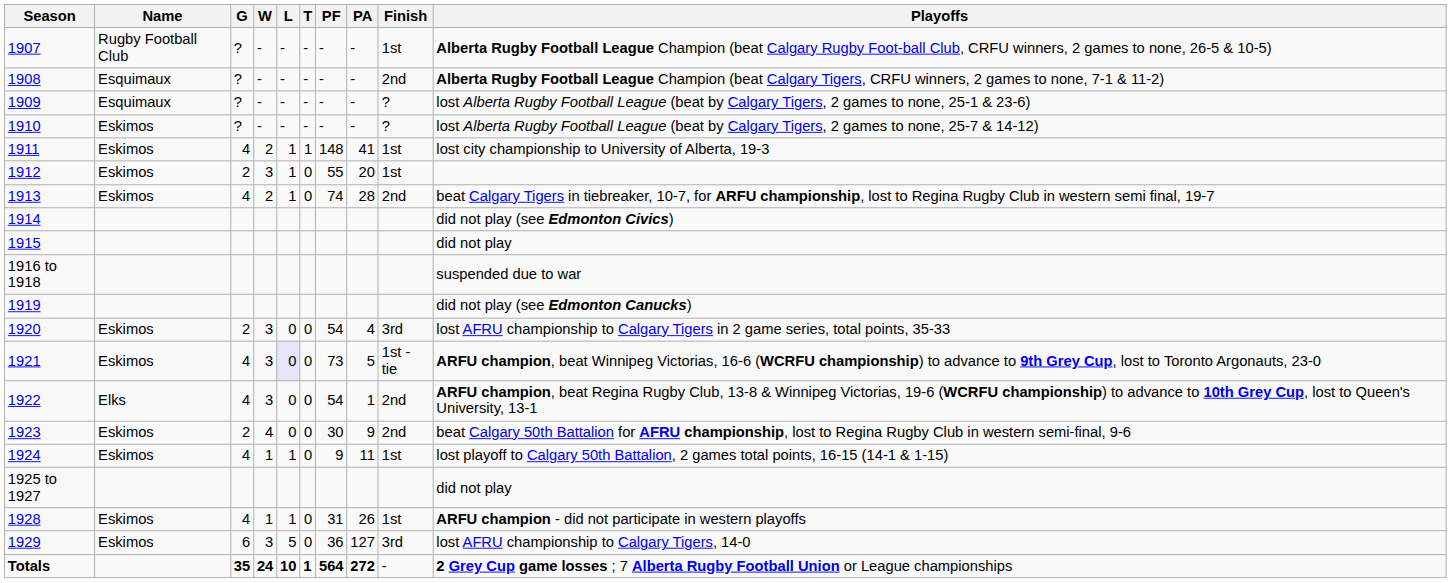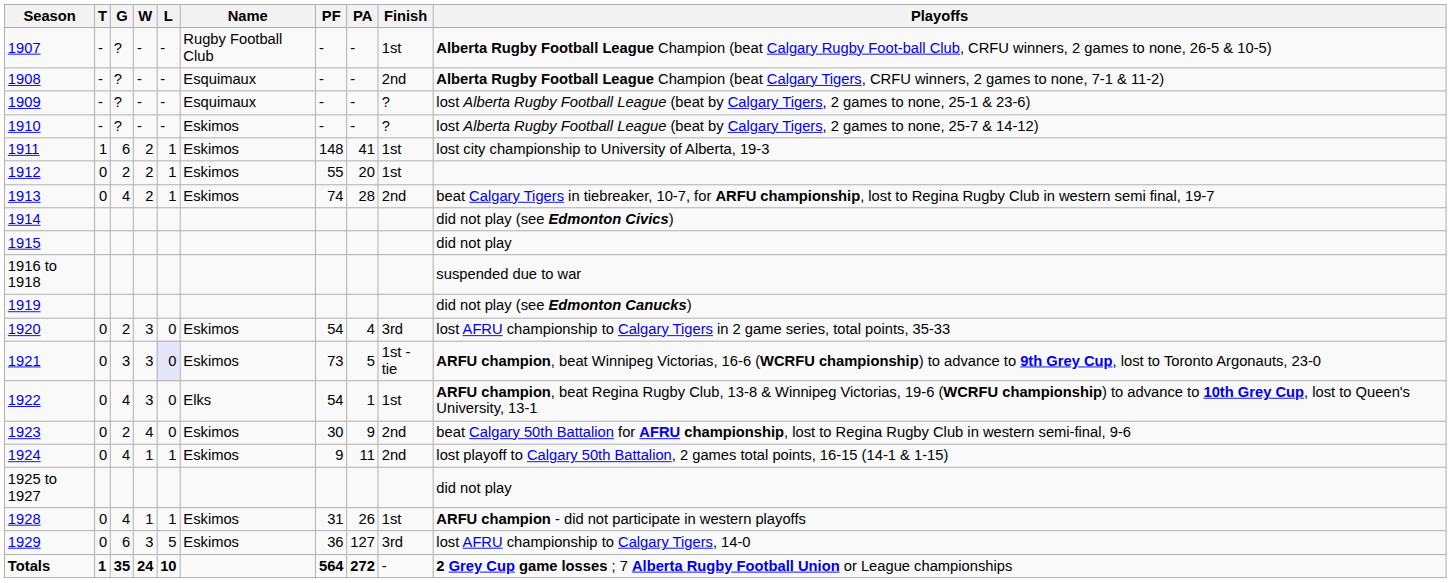columns swapped: (163, 16) <-> (308, 16)
(246, 149) 4 -> (126, 149) 6
(269, 172) 3 -> (149, 172) 2
(246, 361) 4 -> (126, 361) 3
(394, 400) 2nd -> (392, 400) 1st
(392, 455) 1st -> (394, 455) 2nd
